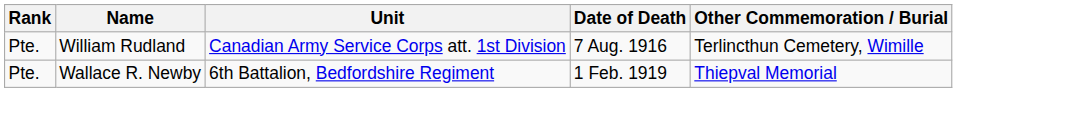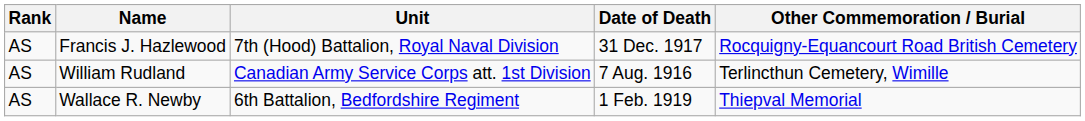+ row: (143, 45)
(24, 45) Pte. -> (20, 73) AS
(24, 73) Pte. -> (20, 101) AS
